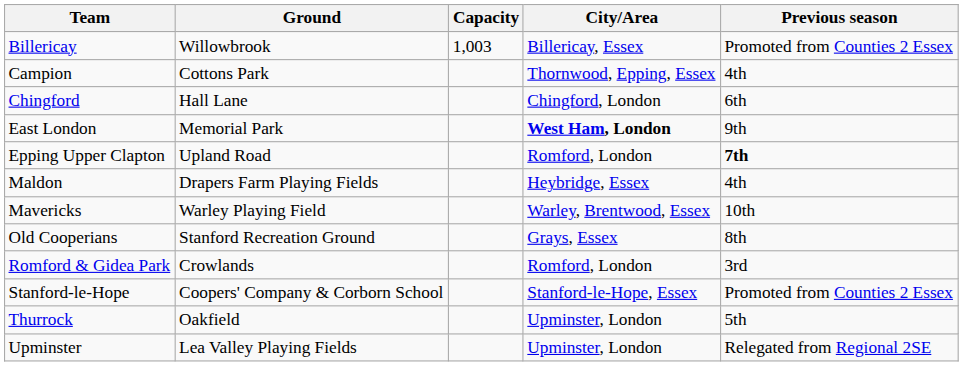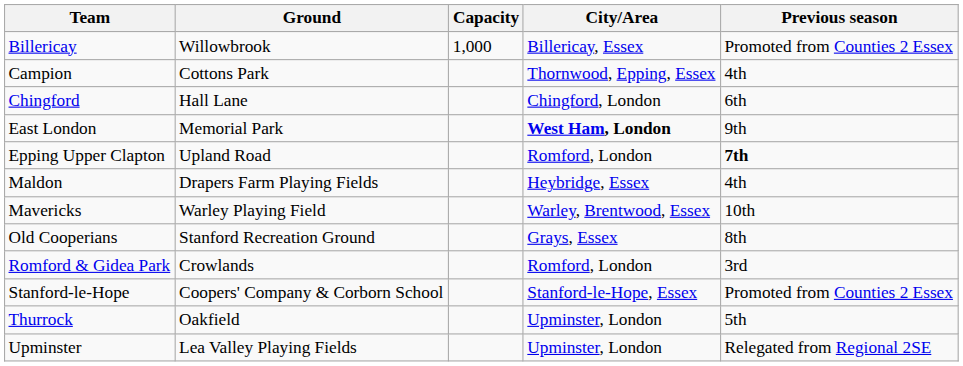(472, 45) 1,003 -> (472, 45) 1,000
